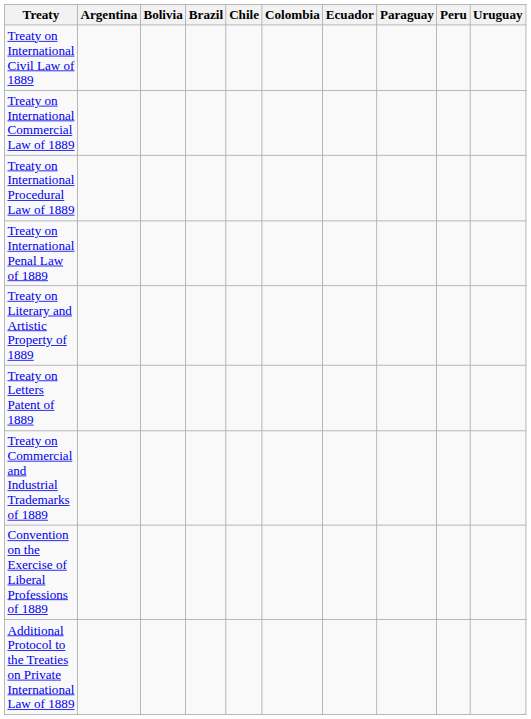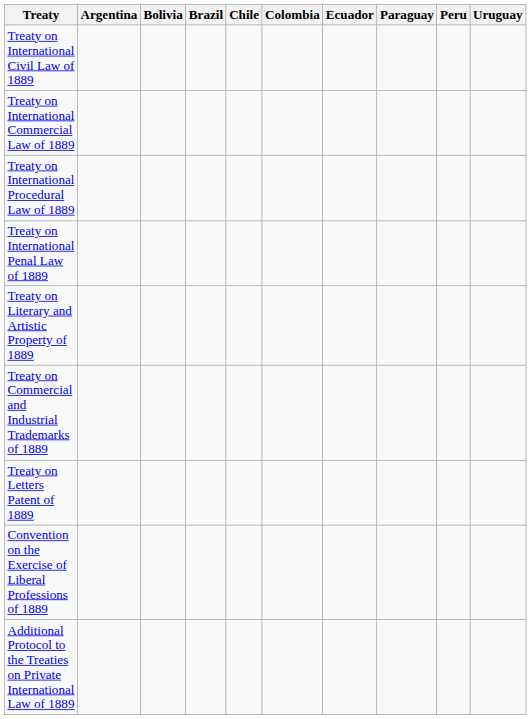rows swapped: (40, 477) <-> (33, 398)
